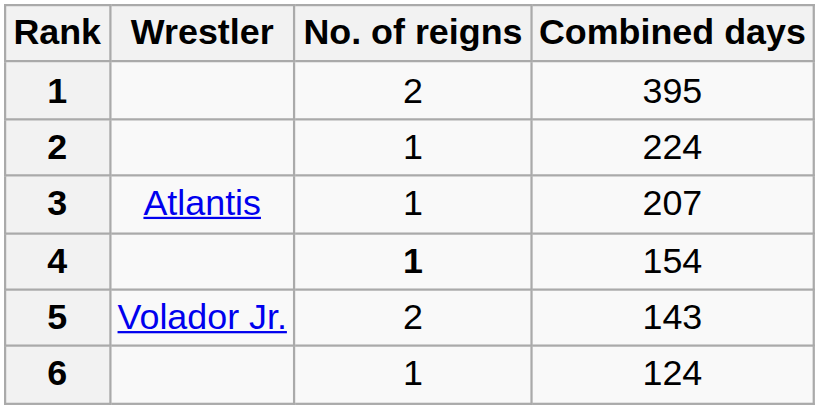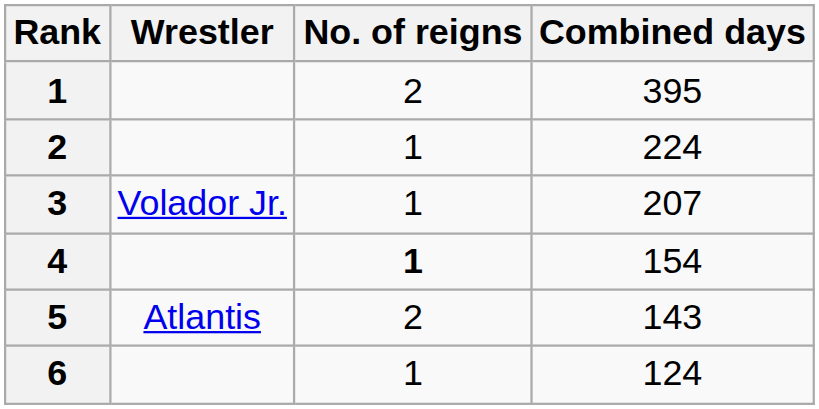(202, 203) Atlantis -> (202, 203) Volador Jr.
(202, 317) Volador Jr. -> (202, 317) Atlantis
